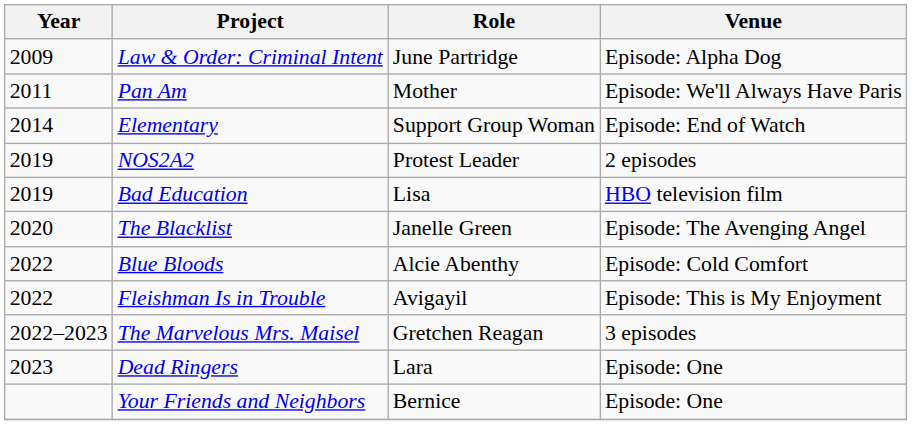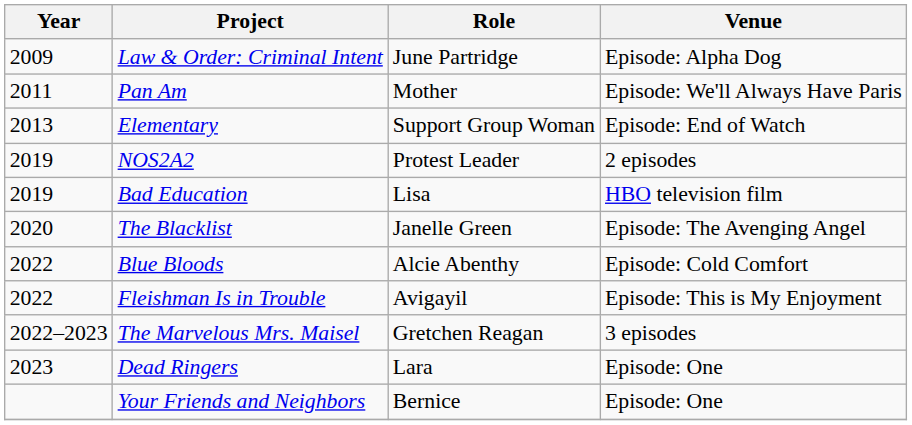(31, 125) 2014 -> (31, 125) 2013
